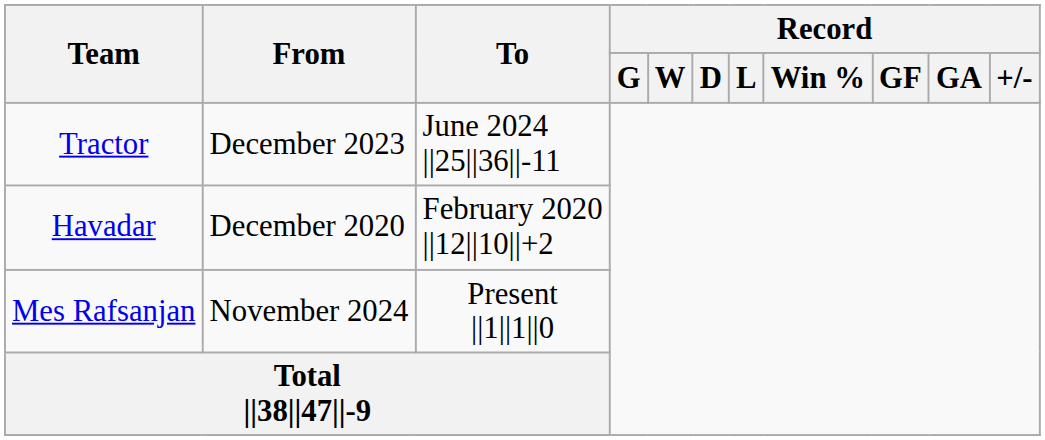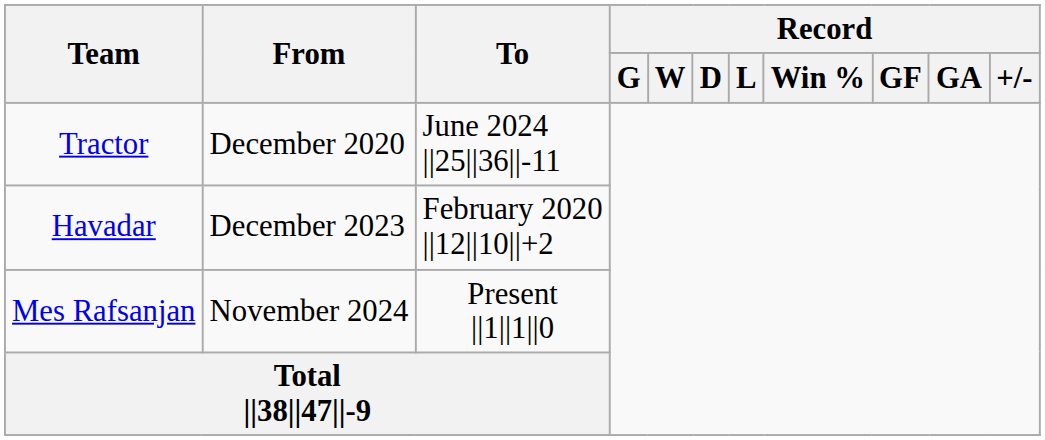(307, 143) December 2023 -> (307, 143) December 2020
(307, 226) December 2020 -> (307, 226) December 2023
